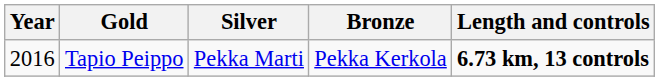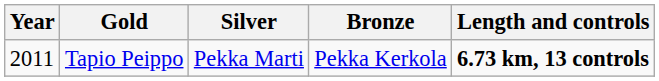(32, 57) 2016 -> (32, 57) 2011
